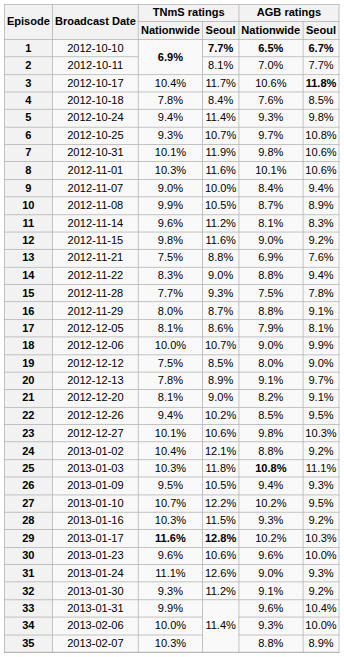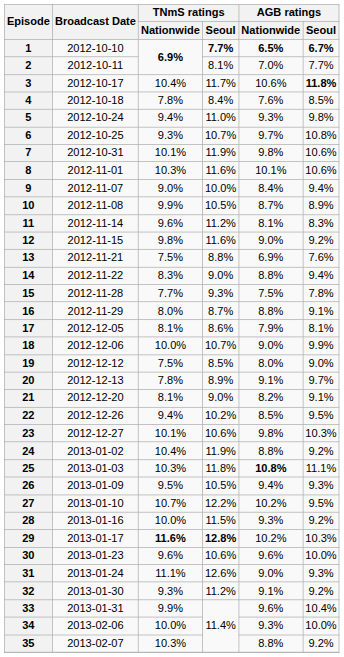(221, 118) 11.4% -> (221, 118) 11.0%
(221, 450) 12.1% -> (221, 450) 11.9%
(170, 521) 10.3% -> (170, 521) 10.0%
(321, 643) 8.9% -> (321, 643) 9.2%
